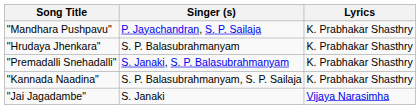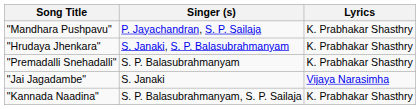(180, 46) S. P. Balasubrahmanyam -> (205, 46) S. Janaki, S. P. Balasubrahmanyam
(205, 63) S. Janaki, S. P. Balasubrahmanyam -> (180, 63) S. P. Balasubrahmanyam
rows swapped: (46, 96) <-> (53, 79)
